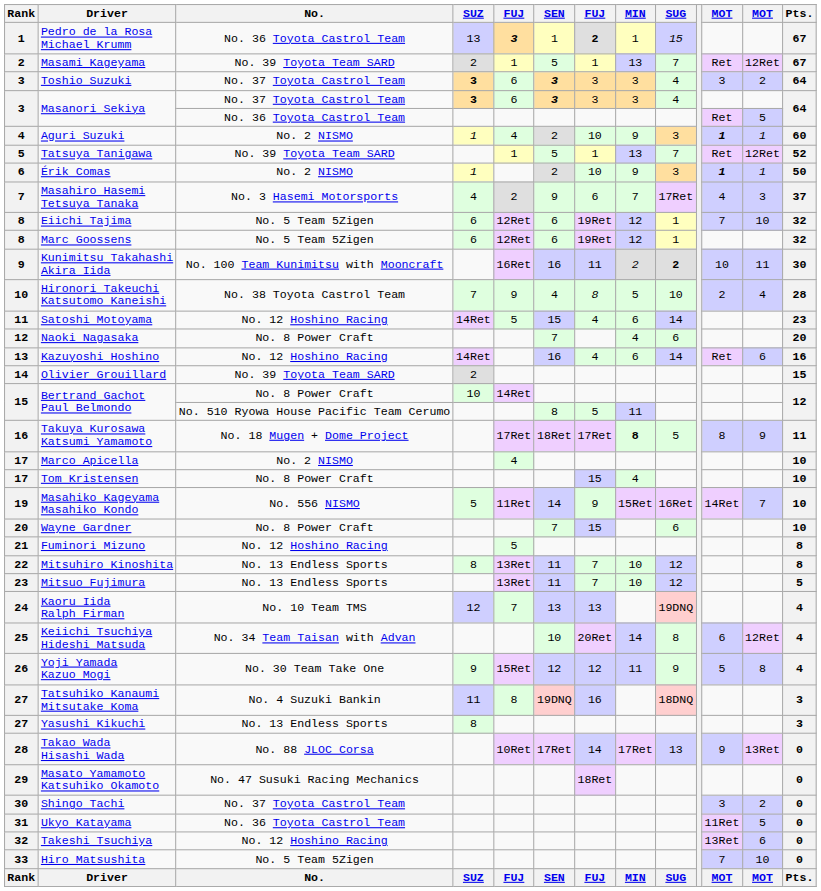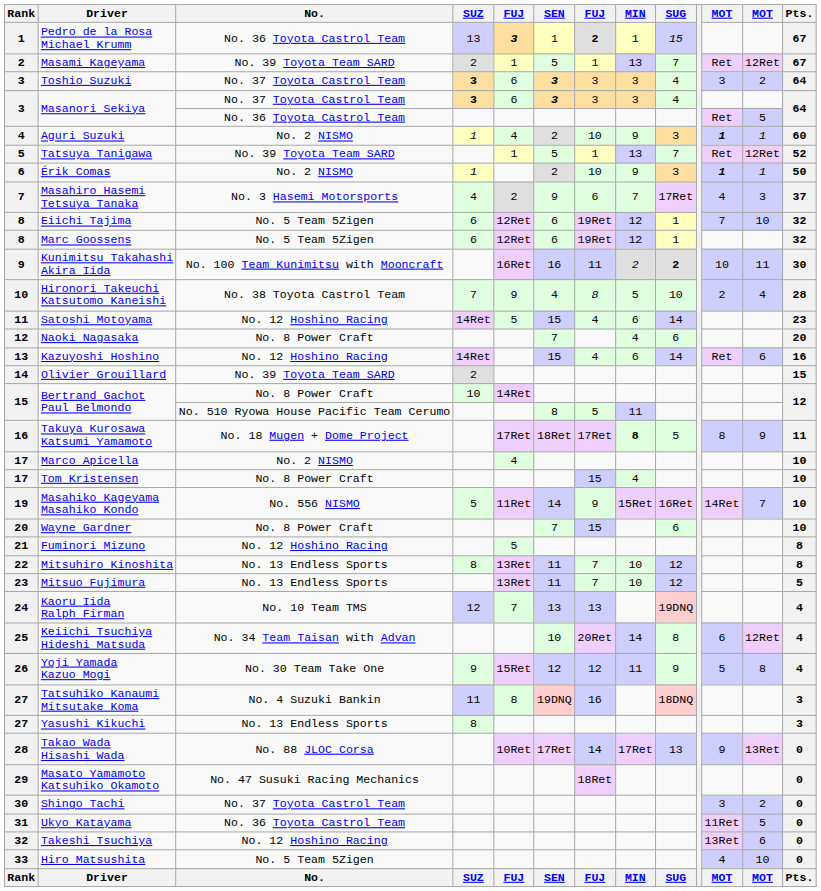(554, 357) 16 -> (554, 357) 15
(722, 859) 7 -> (722, 859) 4
